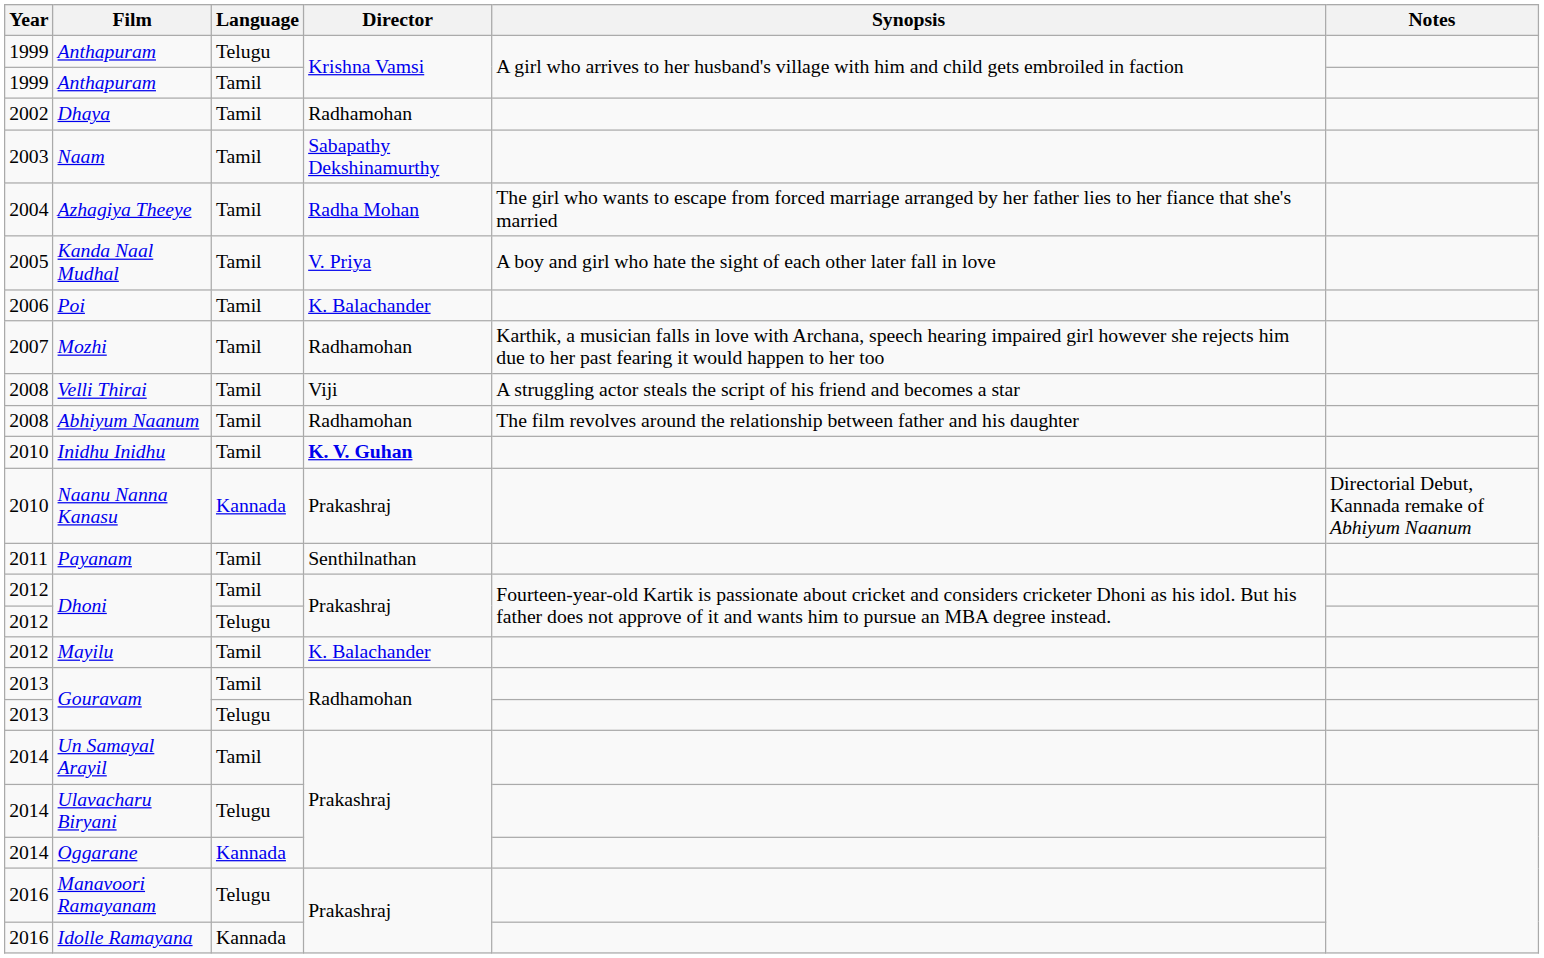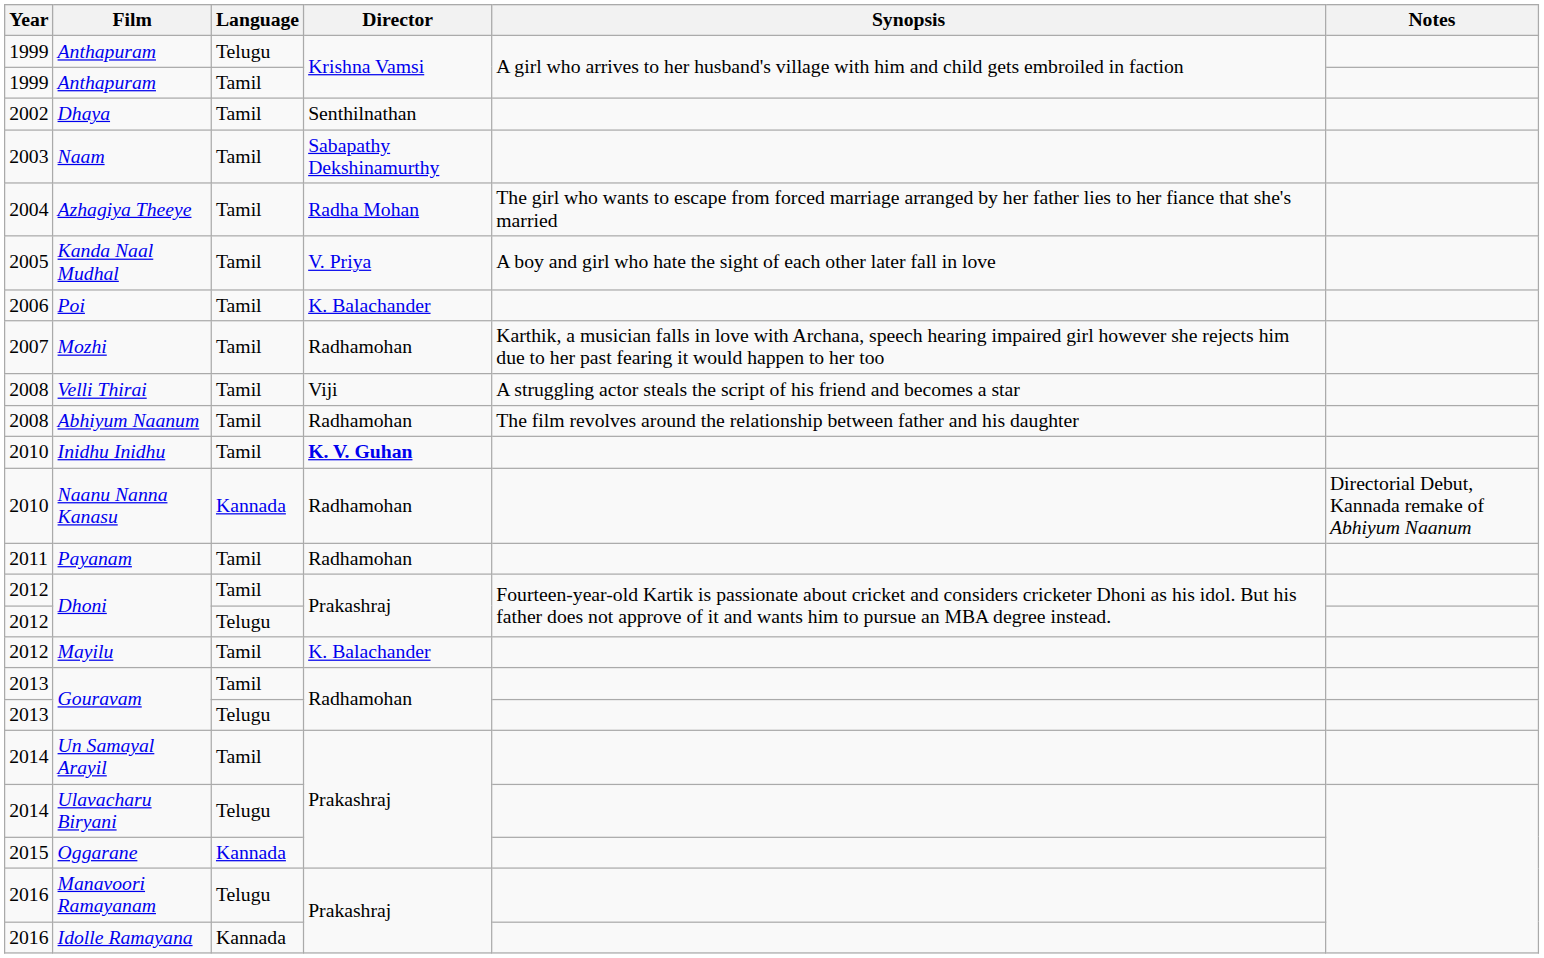(360, 113) Radhamohan -> (362, 113) Senthilnathan
(350, 505) Prakashraj -> (360, 505) Radhamohan
(362, 558) Senthilnathan -> (360, 558) Radhamohan
(29, 852) 2014 -> (29, 852) 2015
